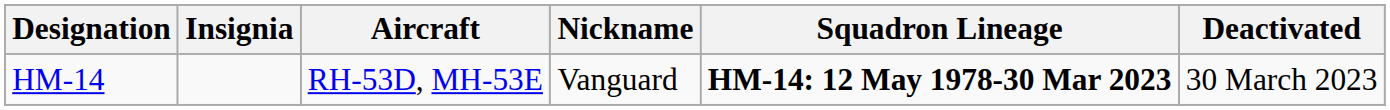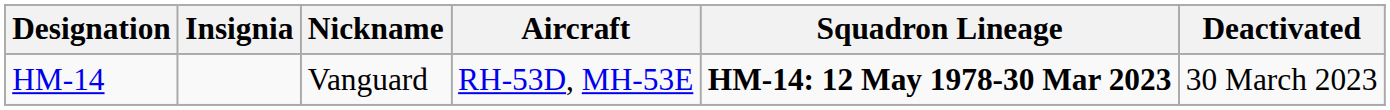columns swapped: (625, 29) <-> (425, 29)
